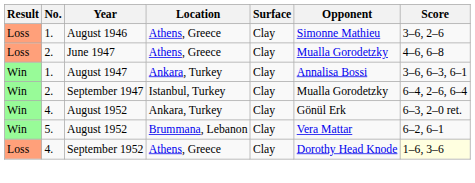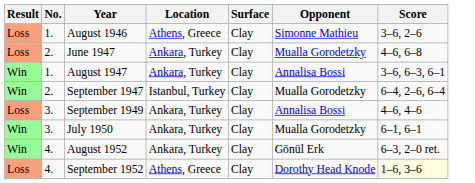(185, 52) Athens, Greece -> (186, 52) Ankara, Turkey
+ row: (49, 110)
+ row: (49, 130)
- row: (49, 130)
